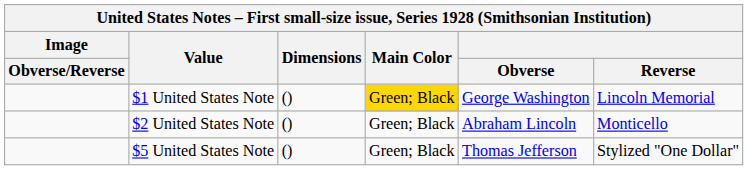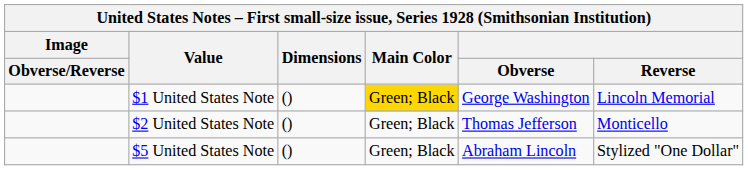(519, 124) Abraham Lincoln -> (519, 124) Thomas Jefferson
(519, 151) Thomas Jefferson -> (519, 151) Abraham Lincoln
